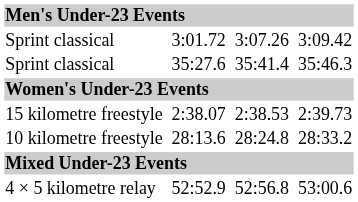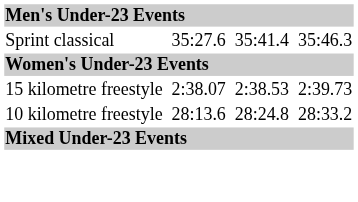- row: (199, 40)
- row: (199, 187)
